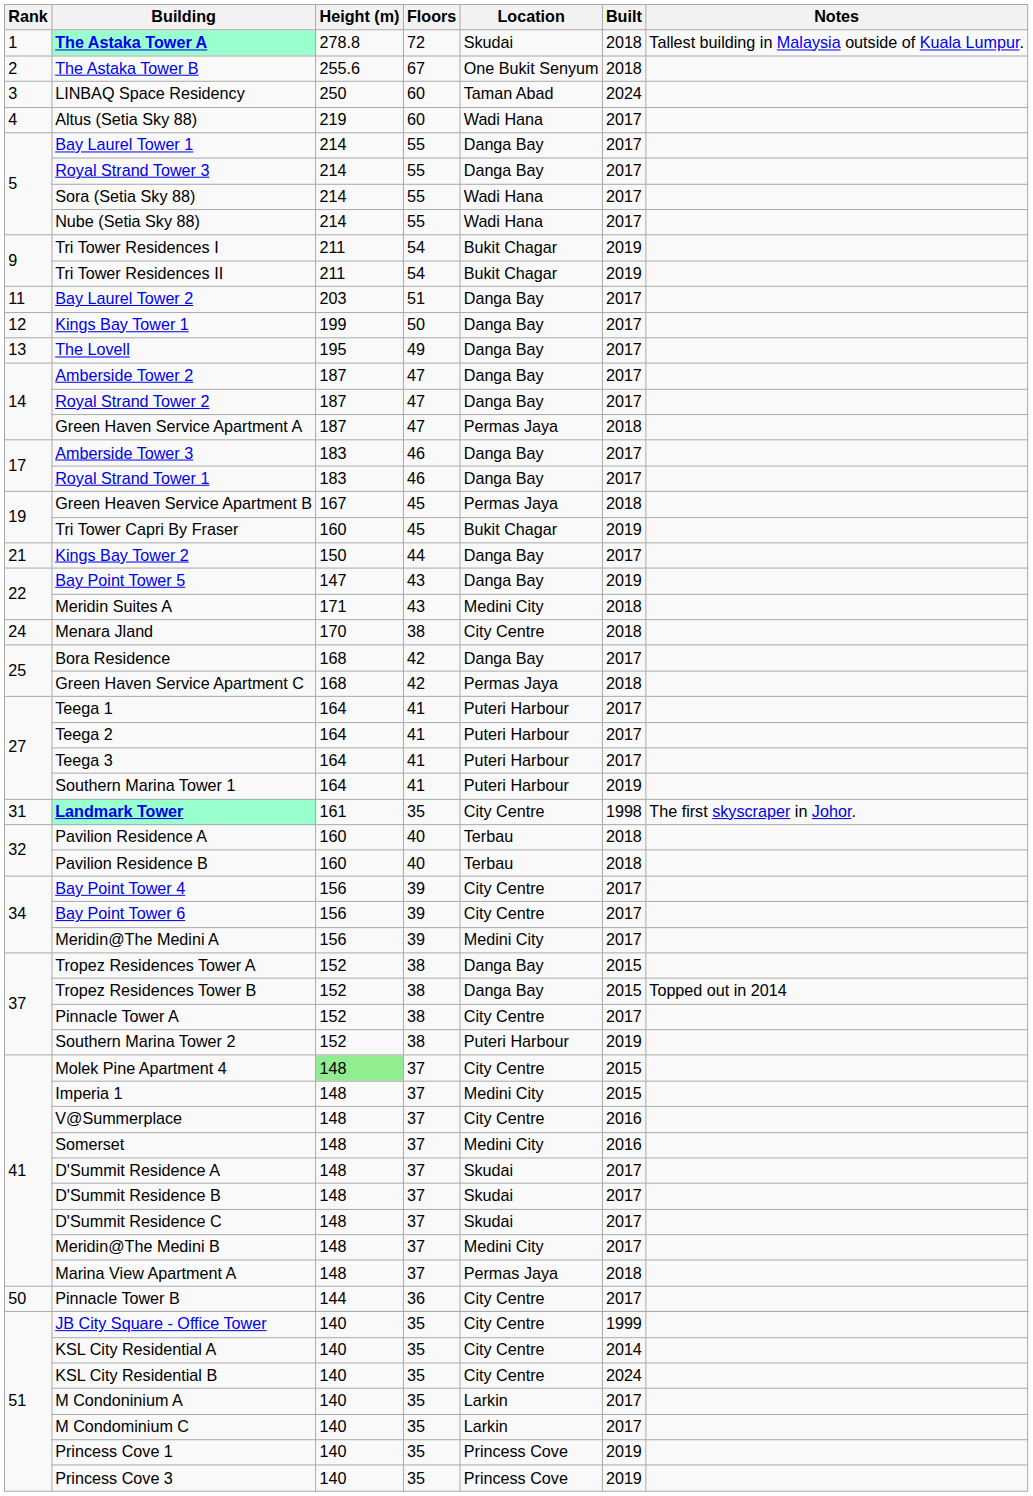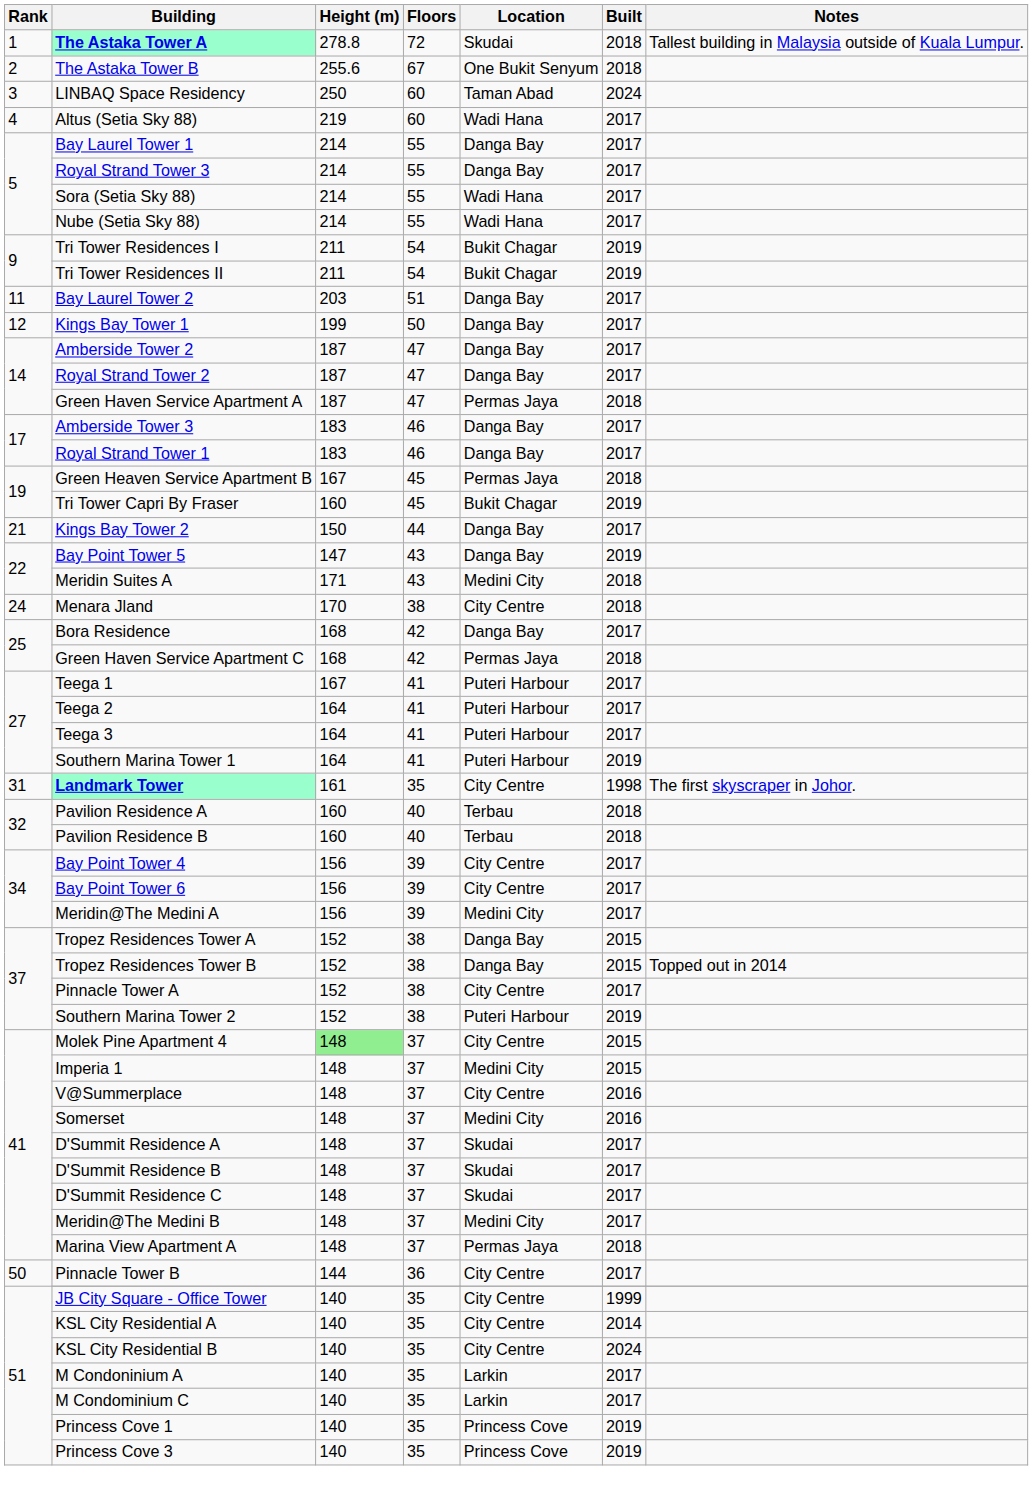- row: (92, 350)
(333, 709) 164 -> (333, 683) 167
